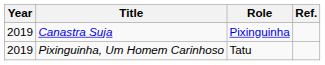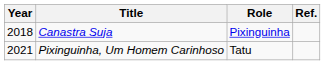(20, 32) 2019 -> (20, 32) 2018
(20, 50) 2019 -> (20, 50) 2021
